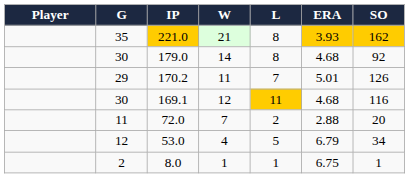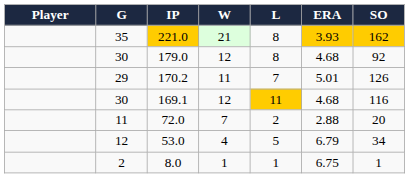(224, 57) 14 -> (224, 57) 12
